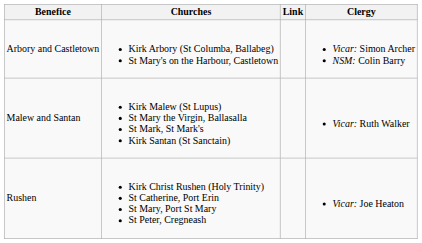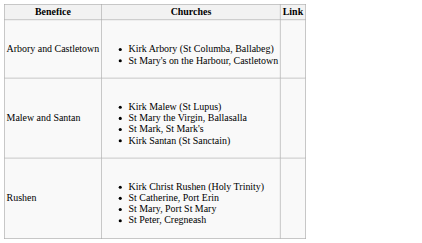- column: (361, 12)
